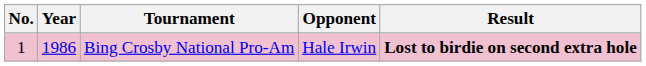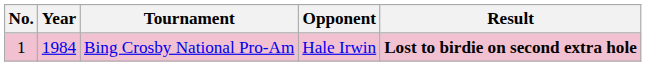(59, 47) 1986 -> (59, 47) 1984
